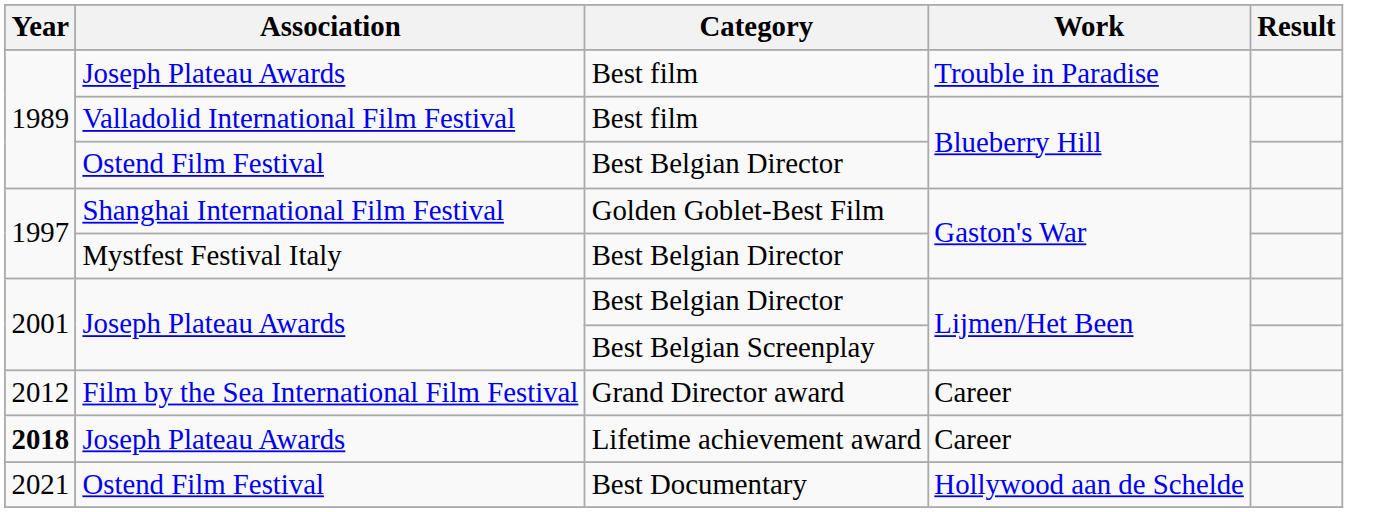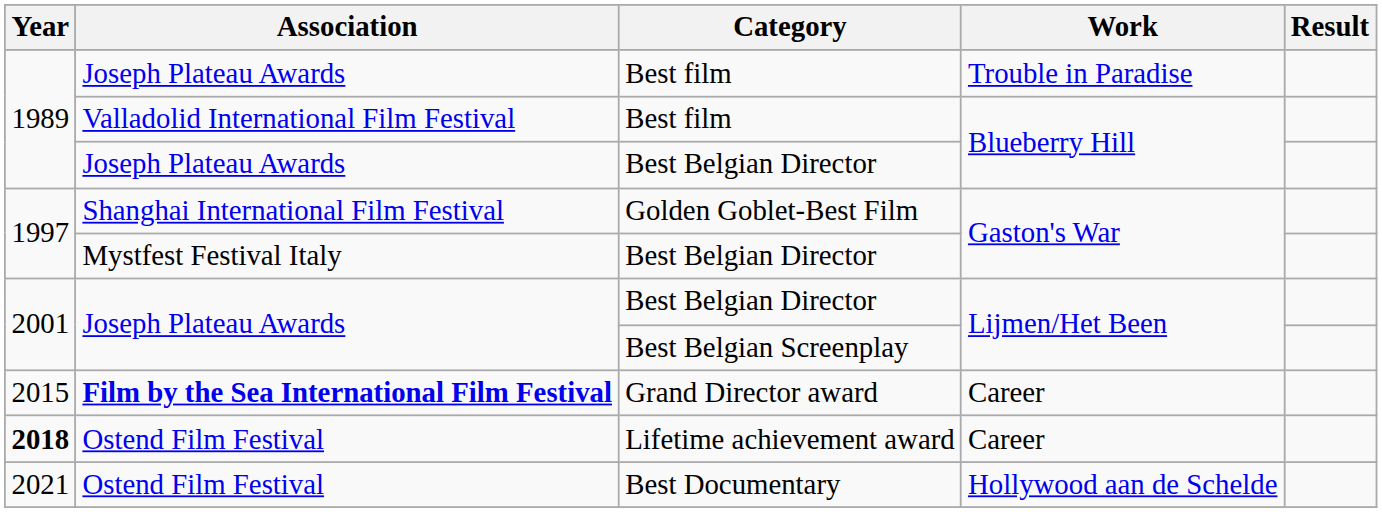(203, 164) Ostend Film Festival -> (214, 164) Joseph Plateau Awards
(40, 392) 2012 -> (40, 392) 2015
(330, 392) normal -> (347, 392) bold
(214, 438) Joseph Plateau Awards -> (203, 438) Ostend Film Festival
